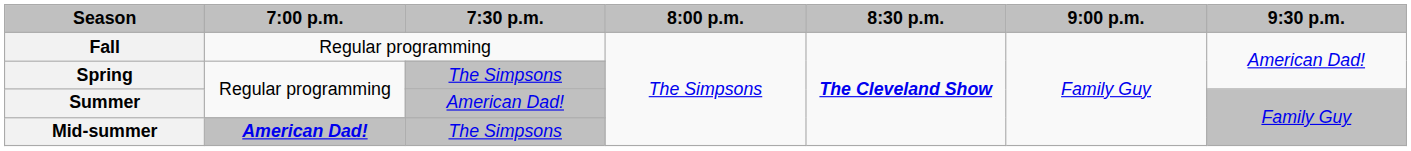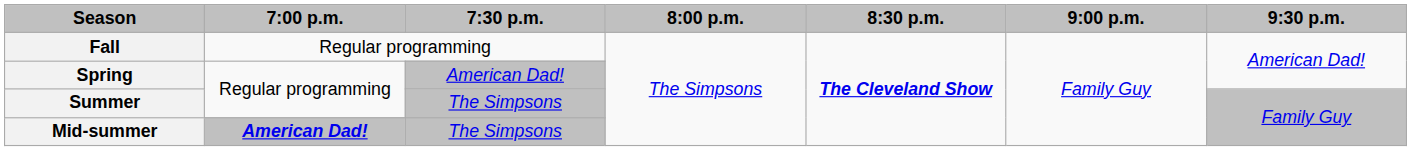(505, 74) The Simpsons -> (505, 74) American Dad!
(505, 103) American Dad! -> (505, 103) The Simpsons
